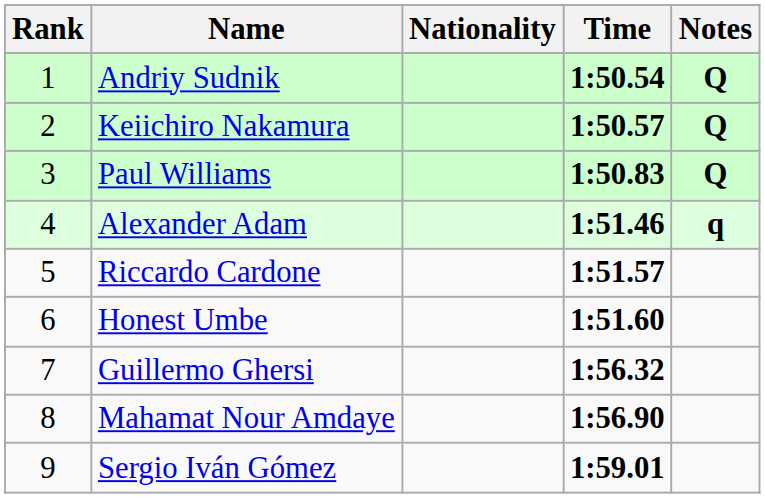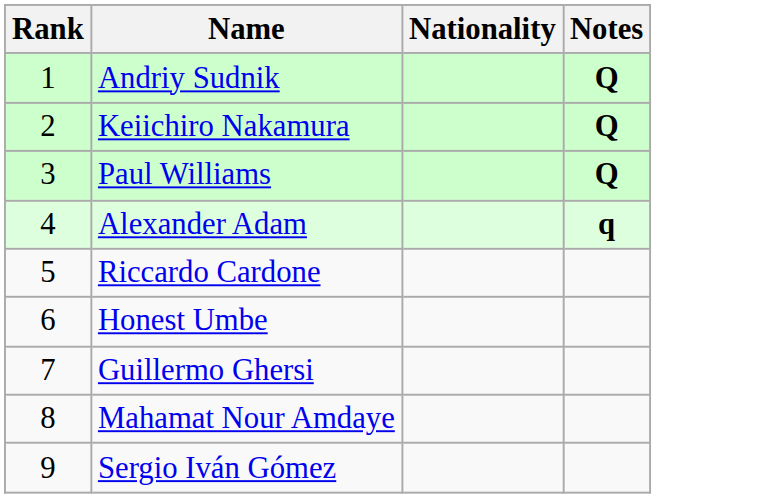- column: (617, 28)
